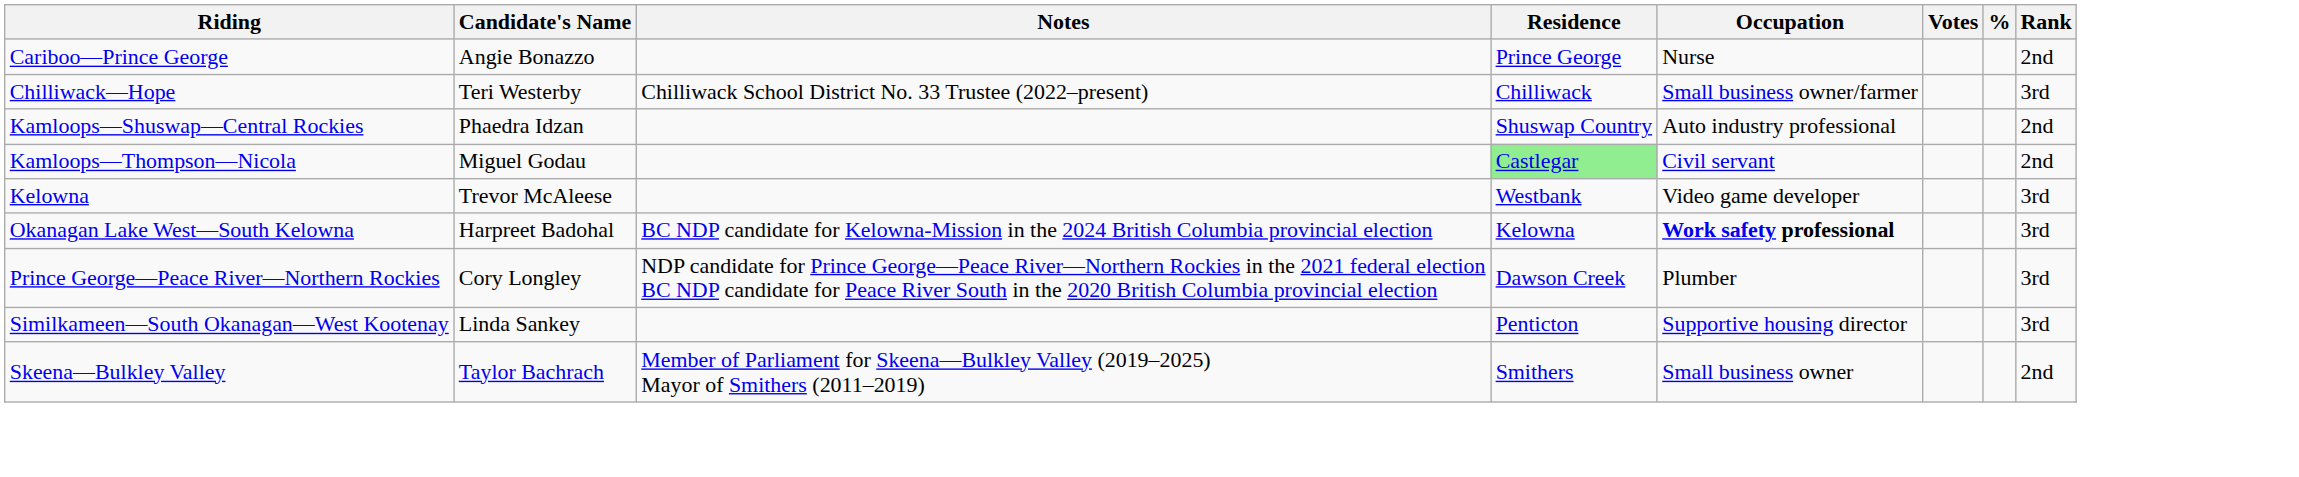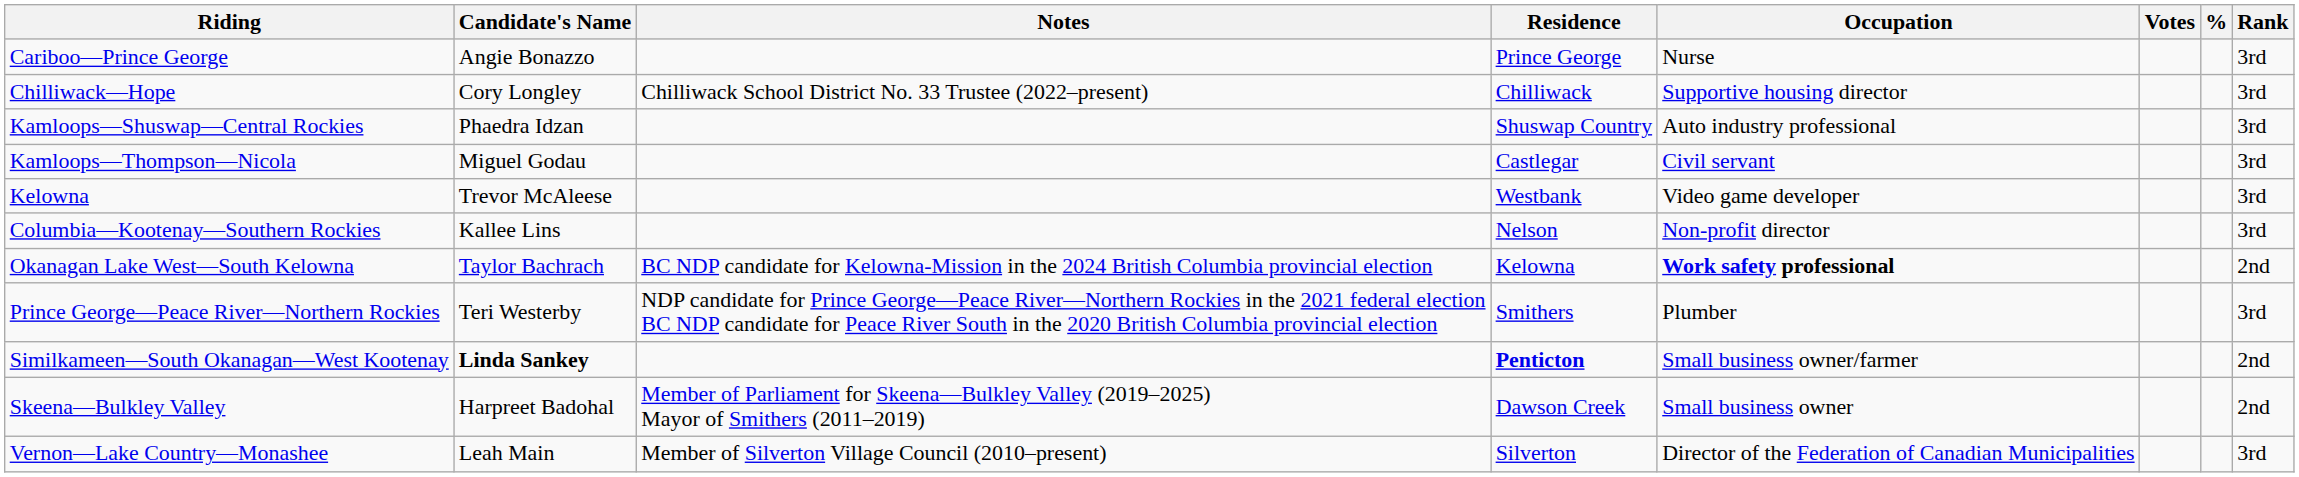(2037, 56) 2nd -> (2252, 56) 3rd
(520, 91) Teri Westerby -> (520, 91) Cory Longley
(1790, 91) Small business owner/farmer -> (1785, 91) Supportive housing director
(2037, 126) 2nd -> (2252, 126) 3rd
(1537, 160) lightgreen background -> (1537, 160) no background
(2037, 160) 2nd -> (2252, 160) 3rd
+ row: (195, 230)
(536, 230) Harpreet Badohal -> (531, 265) Taylor Bachrach
(2035, 230) 3rd -> (2254, 265) 2nd
(520, 277) Cory Longley -> (520, 312) Teri Westerby
(1560, 277) Dawson Creek -> (1535, 312) Smithers
(519, 324) normal -> (524, 359) bold
(1537, 324) normal -> (1540, 359) bold
(1785, 324) Supportive housing director -> (1790, 359) Small business owner/farmer
(2035, 324) 3rd -> (2254, 359) 2nd
(531, 371) Taylor Bachrach -> (536, 406) Harpreet Badohal
(1535, 371) Smithers -> (1560, 406) Dawson Creek
+ row: (169, 453)
